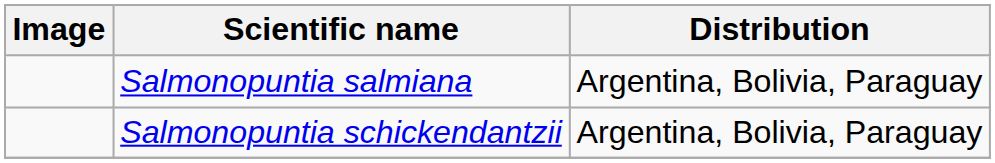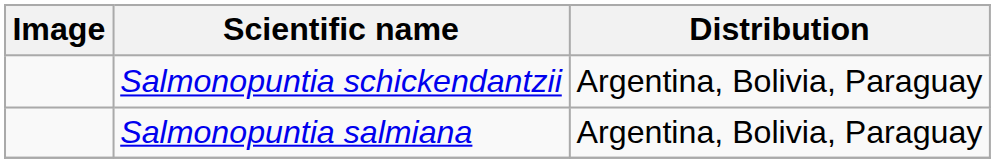rows swapped: (296, 81) <-> (341, 132)
